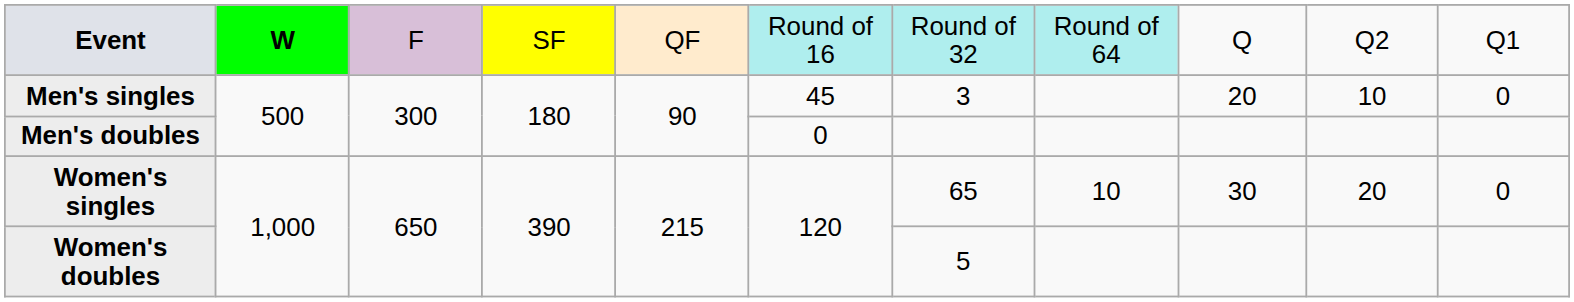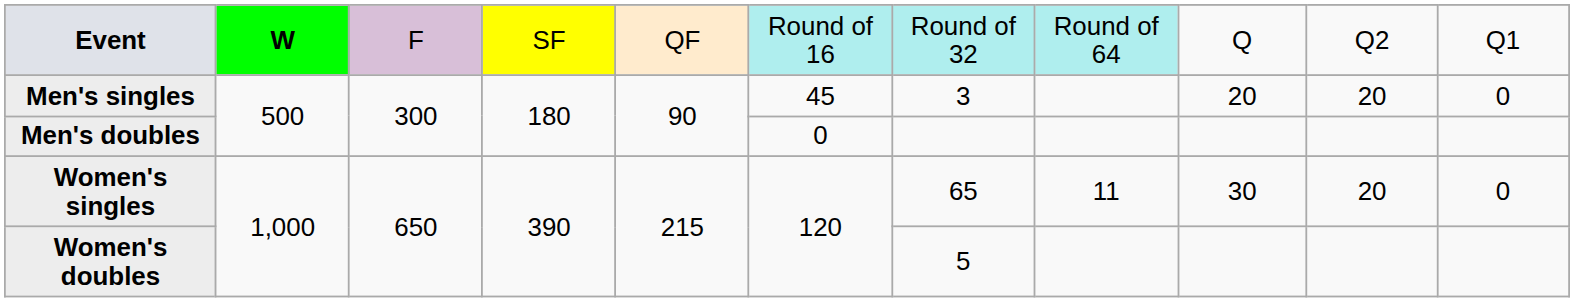(1372, 96) 10 -> (1372, 96) 20
(1106, 192) 10 -> (1106, 192) 11
